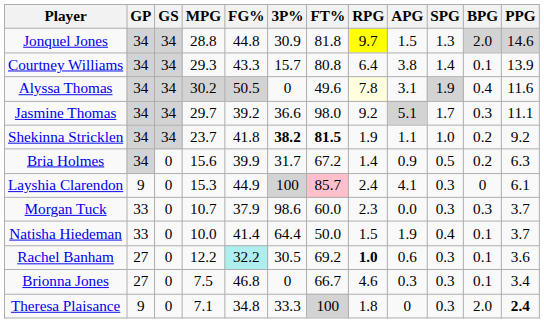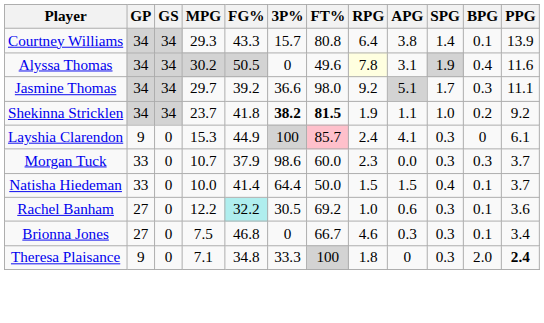- row: (66, 40)
- row: (66, 161)
(407, 233) 1.9 -> (407, 185) 1.5
(368, 257) bold -> (368, 209) normal
